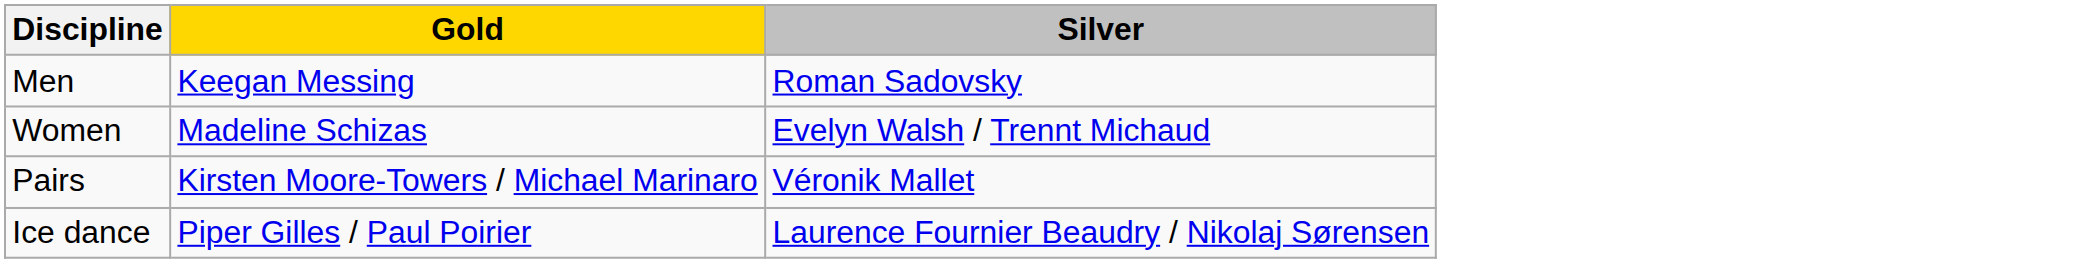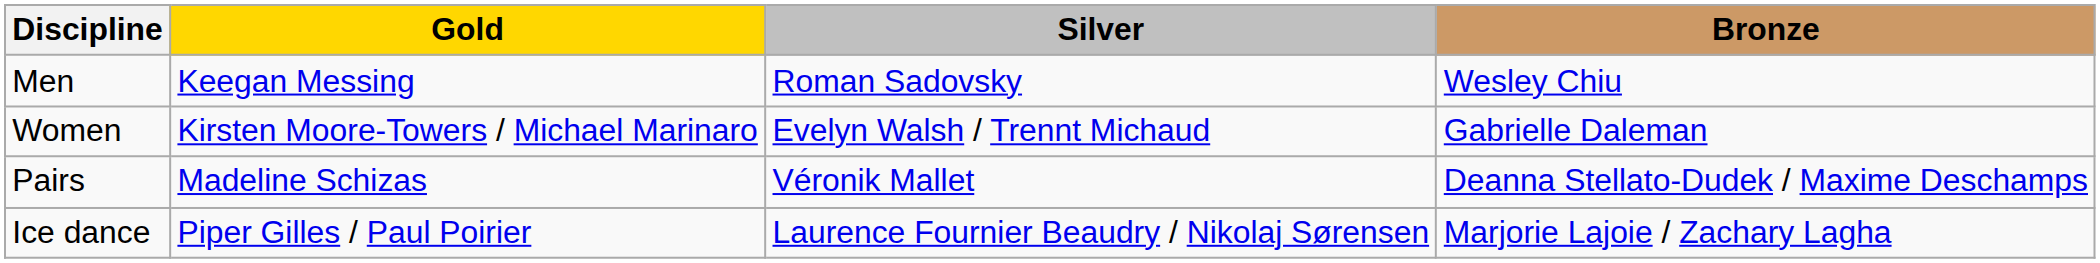+ column: (1766, 29)
(302, 130) Madeline Schizas -> (468, 130) Kirsten Moore-Towers / Michael Marinaro
(468, 181) Kirsten Moore-Towers / Michael Marinaro -> (302, 181) Madeline Schizas
